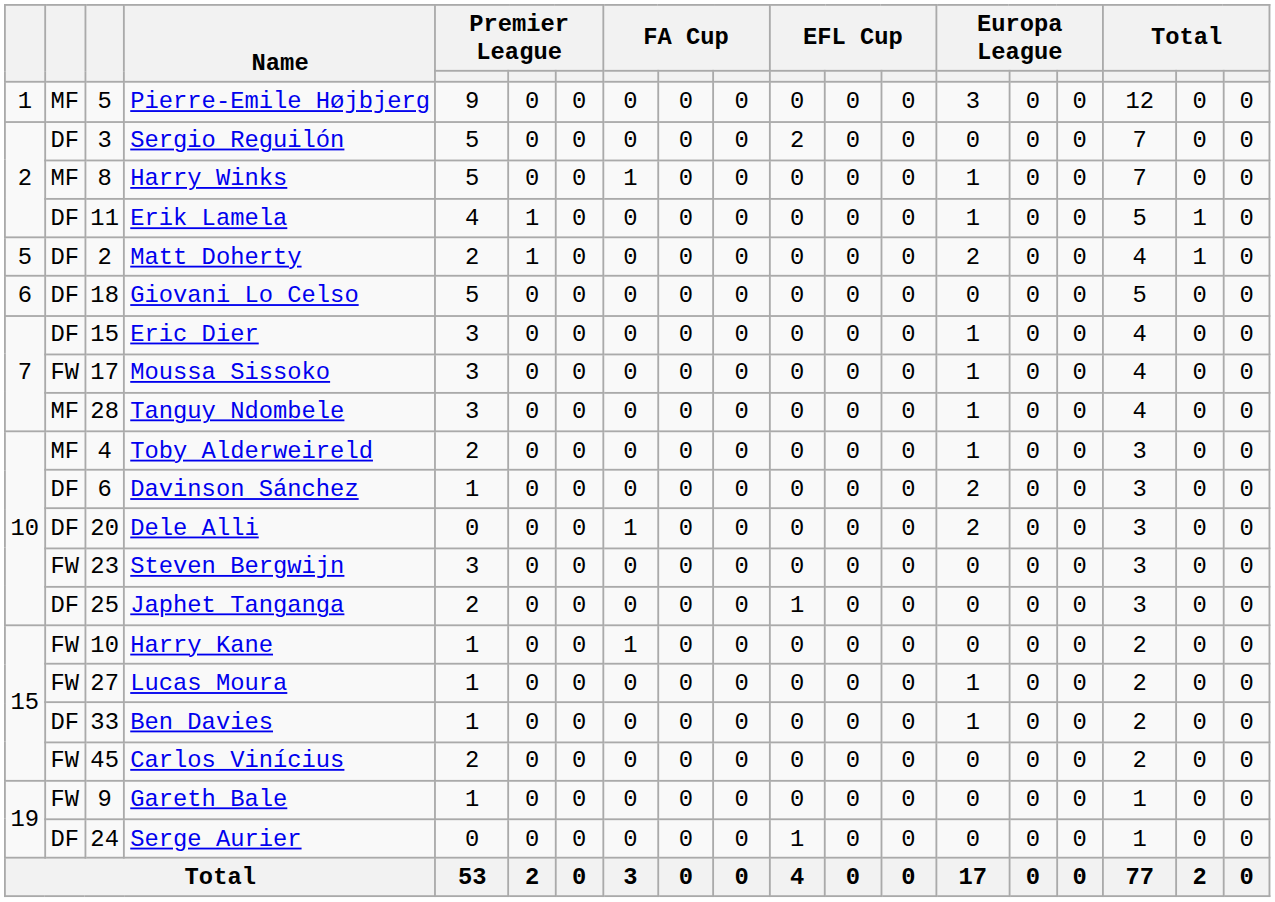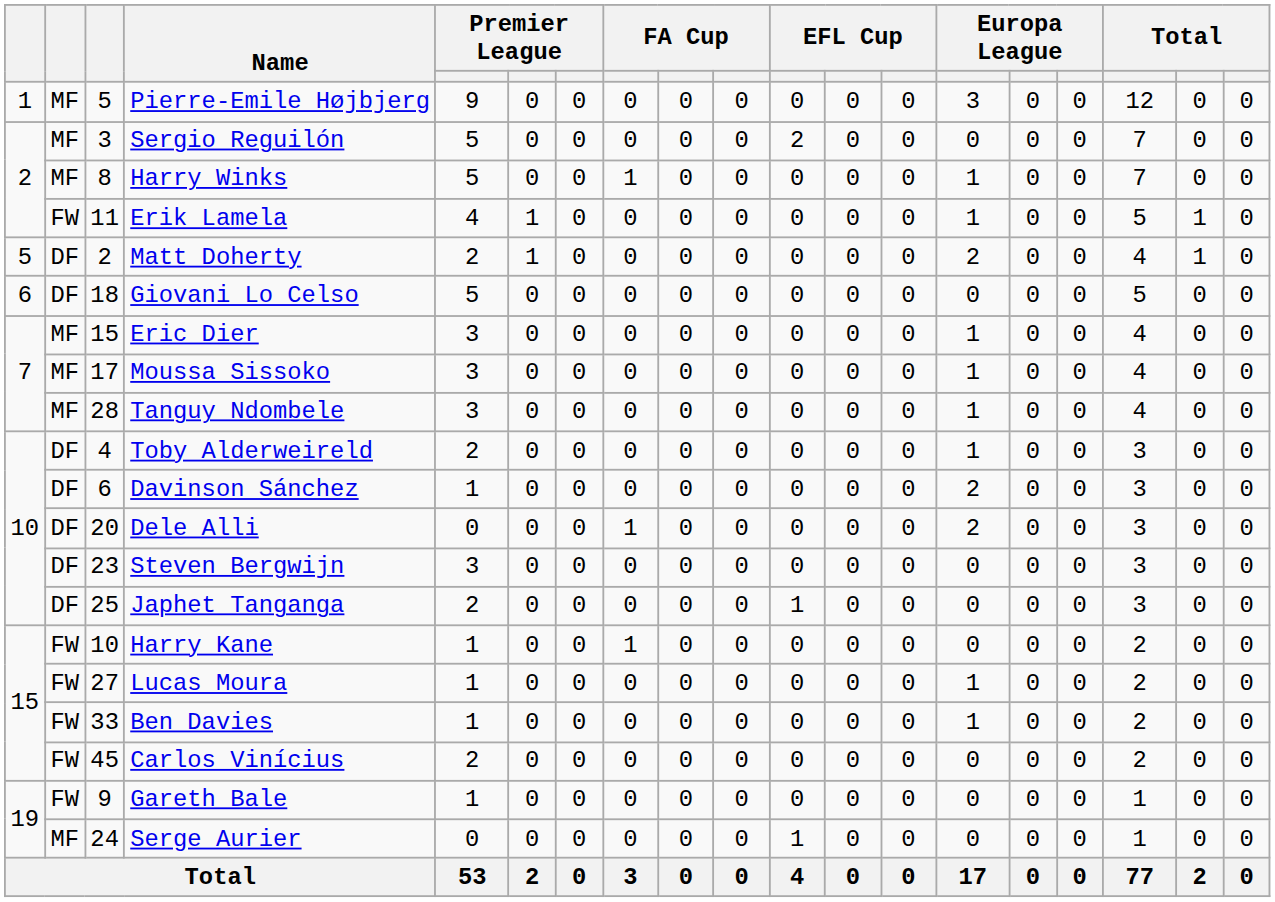(65, 141) DF -> (65, 141) MF
(65, 218) DF -> (65, 218) FW
(65, 334) DF -> (65, 334) MF
(65, 373) FW -> (65, 373) MF
(65, 451) MF -> (65, 451) DF
(65, 567) FW -> (65, 567) DF
(65, 722) DF -> (65, 722) FW
(65, 839) DF -> (65, 839) MF
